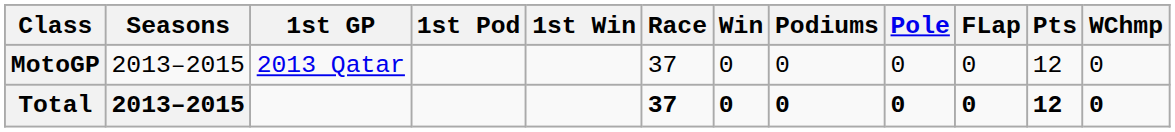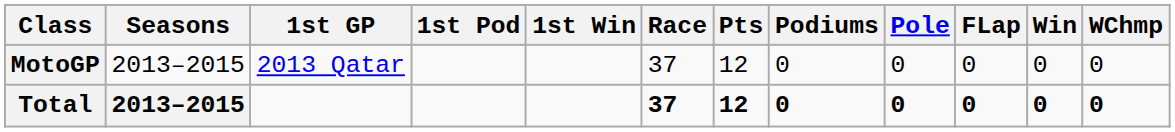columns swapped: (741, 25) <-> (1055, 25)
